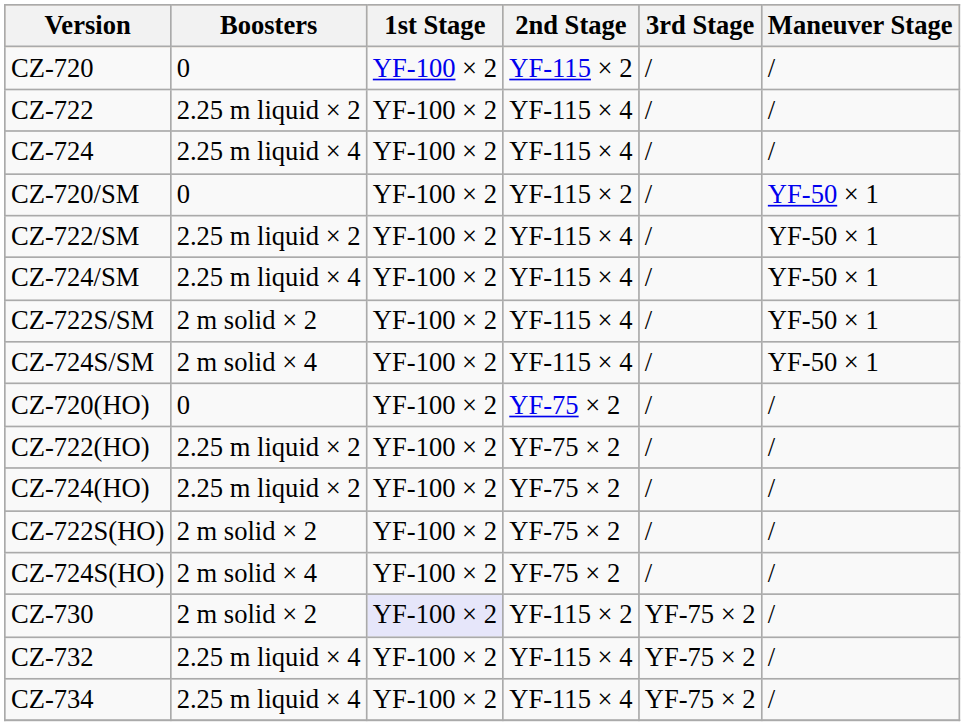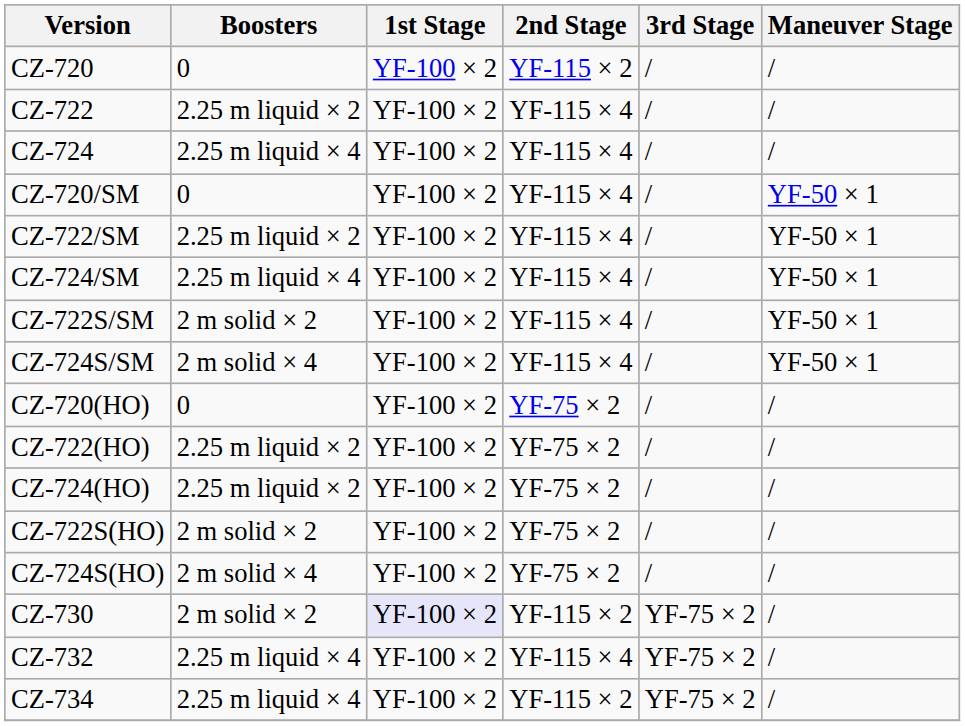(571, 194) YF-115 × 2 -> (571, 194) YF-115 × 4
(571, 699) YF-115 × 4 -> (571, 699) YF-115 × 2
